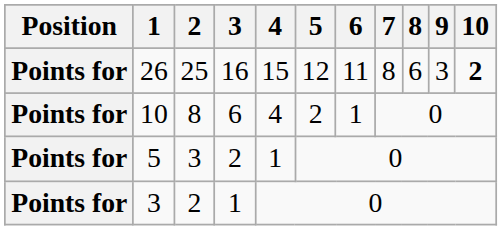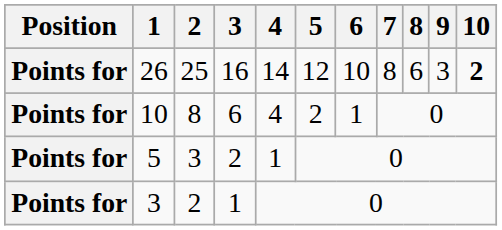(275, 70) 15 -> (275, 70) 14
(356, 70) 11 -> (356, 70) 10
